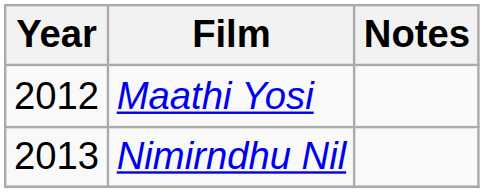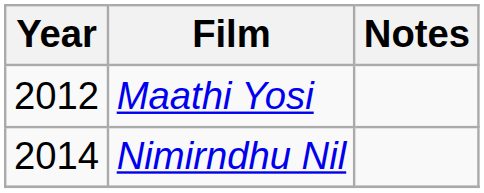(57, 156) 2013 -> (57, 156) 2014
